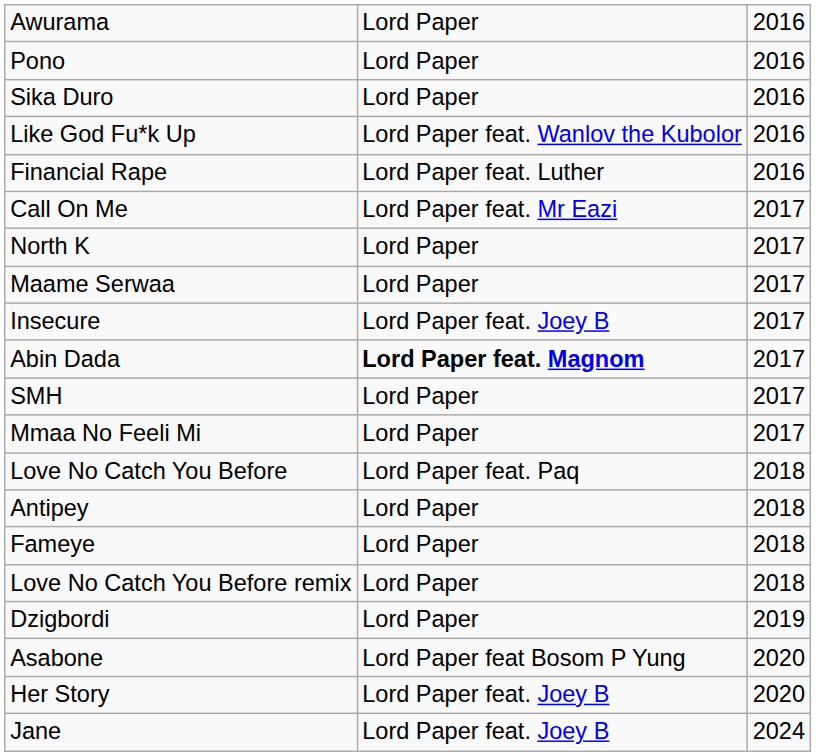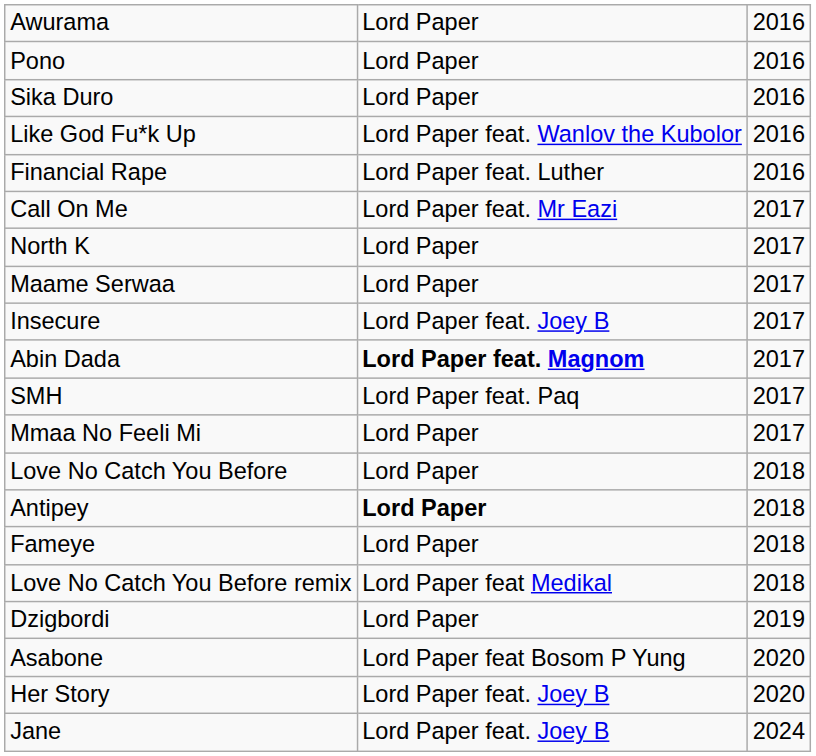(420, 396) Lord Paper -> (471, 396) Lord Paper feat. Paq
(471, 470) Lord Paper feat. Paq -> (420, 470) Lord Paper
(420, 508) normal -> (424, 508) bold
(420, 582) Lord Paper -> (487, 582) Lord Paper feat Medikal
